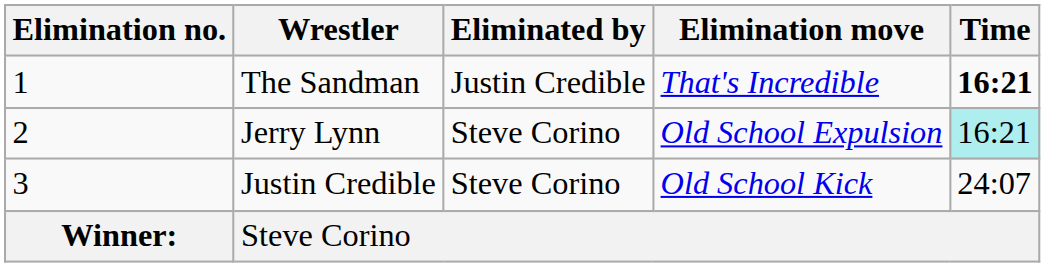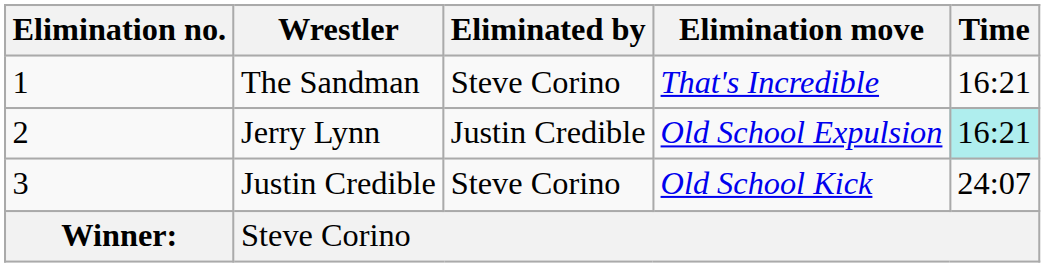(548, 81) Justin Credible -> (536, 81) Steve Corino
(995, 81) bold -> (994, 81) normal
(536, 132) Steve Corino -> (548, 132) Justin Credible
